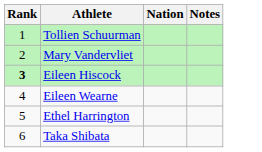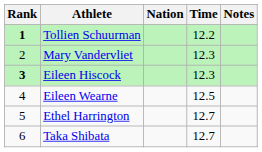+ column: (204, 14)
(22, 34) normal -> (22, 34) bold
